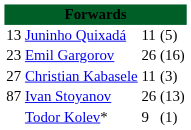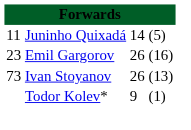(14, 35) 13 -> (13, 35) 11
(149, 35) 11 -> (137, 35) 14
- row: (81, 76)
(14, 96) 87 -> (14, 76) 73
